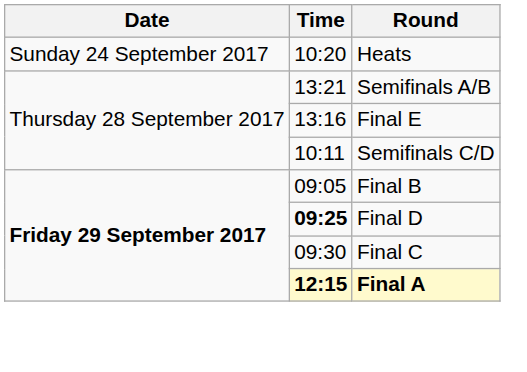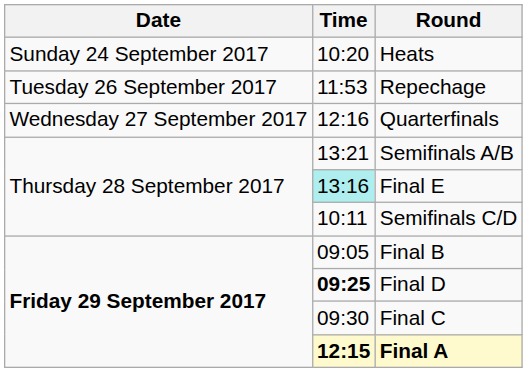+ row: (433, 86)
+ row: (439, 119)
(320, 119) no background -> (343, 185) paleturquoise background
